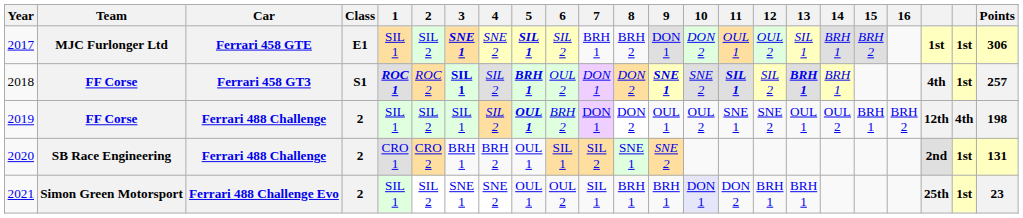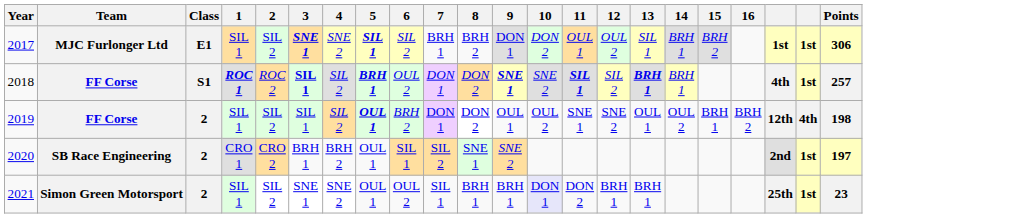- column: (264, 14)
(997, 156) 131 -> (841, 156) 197
